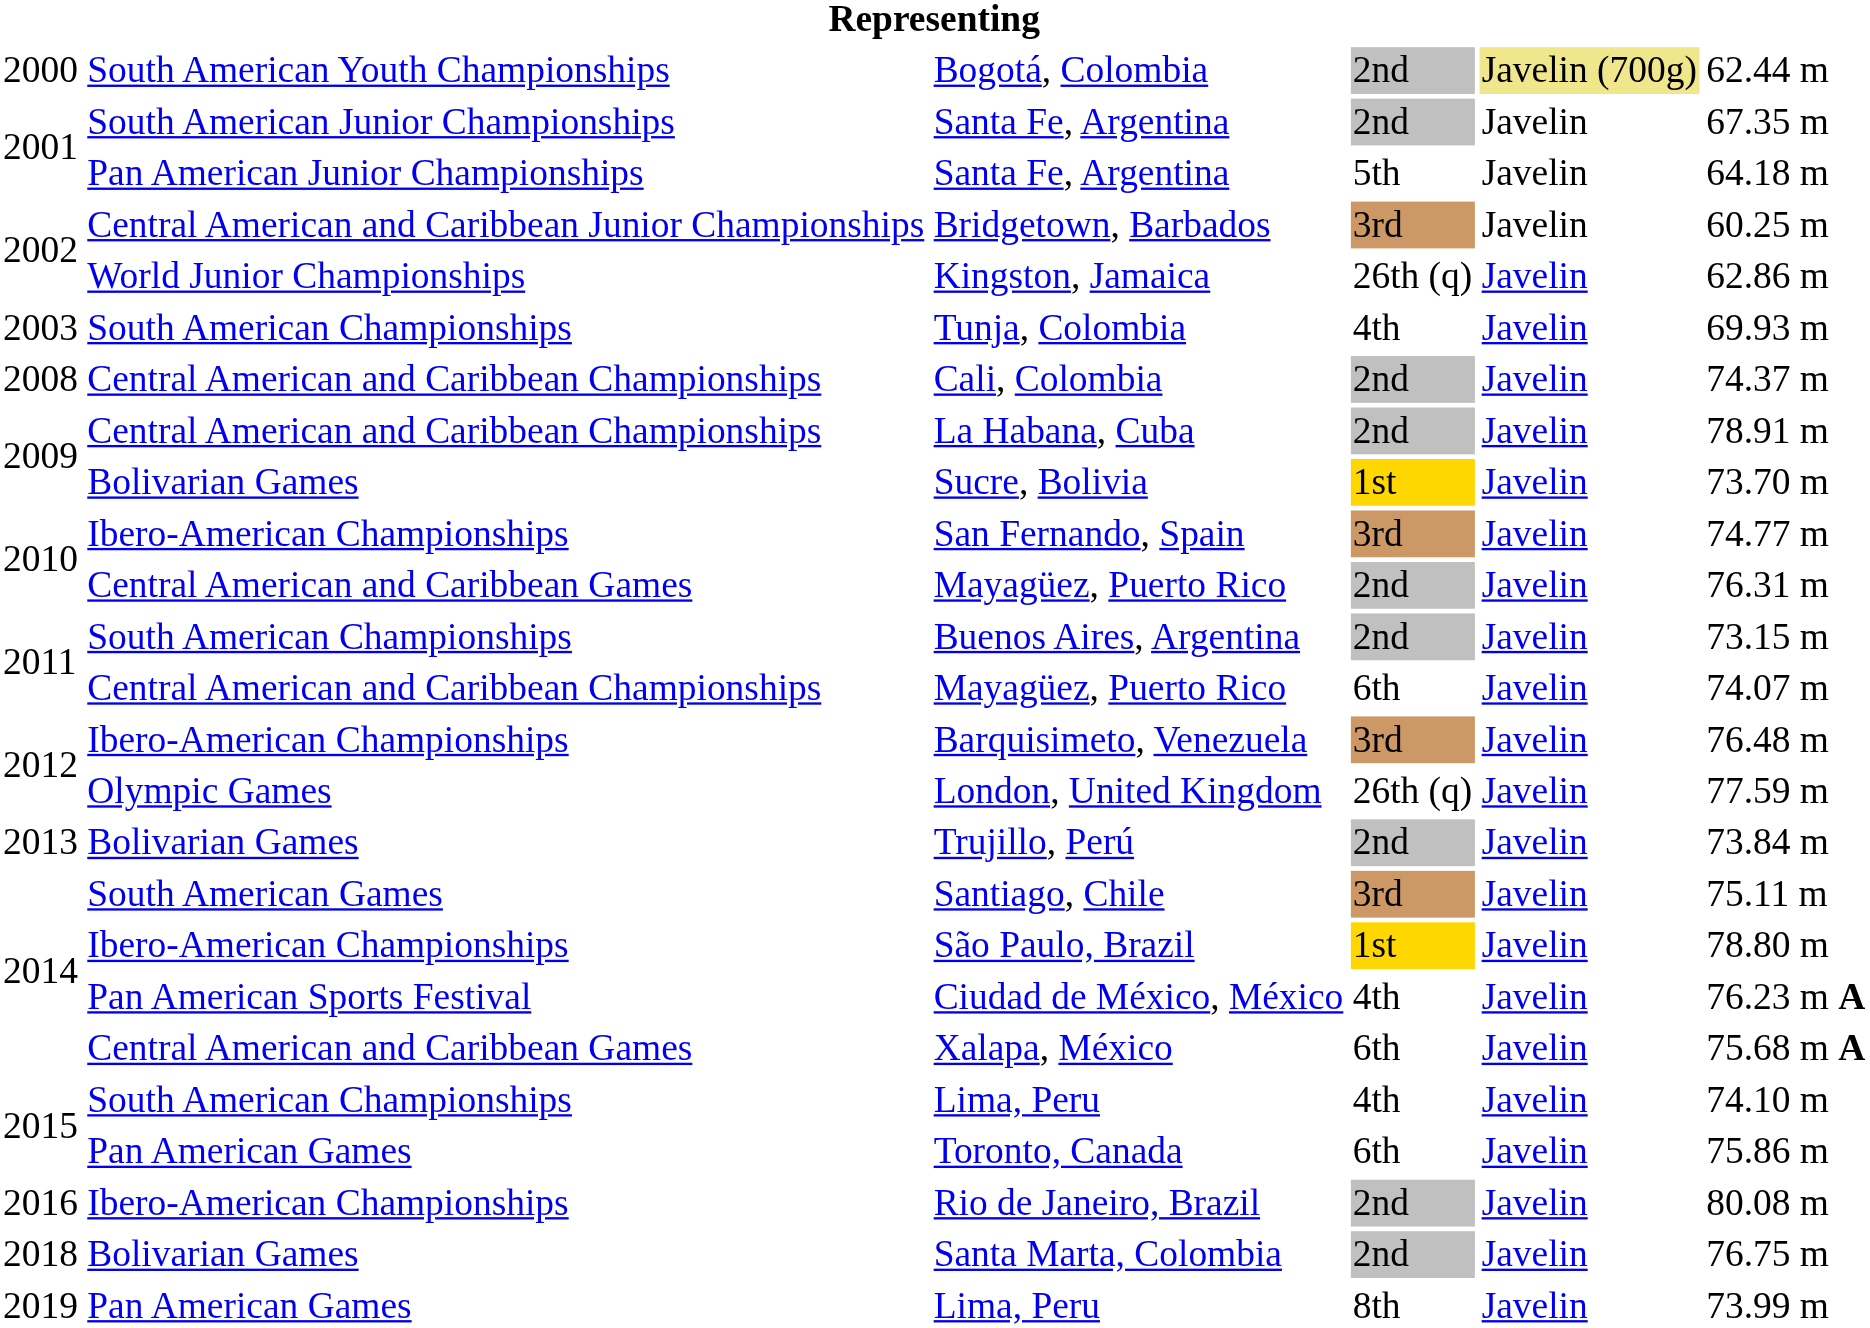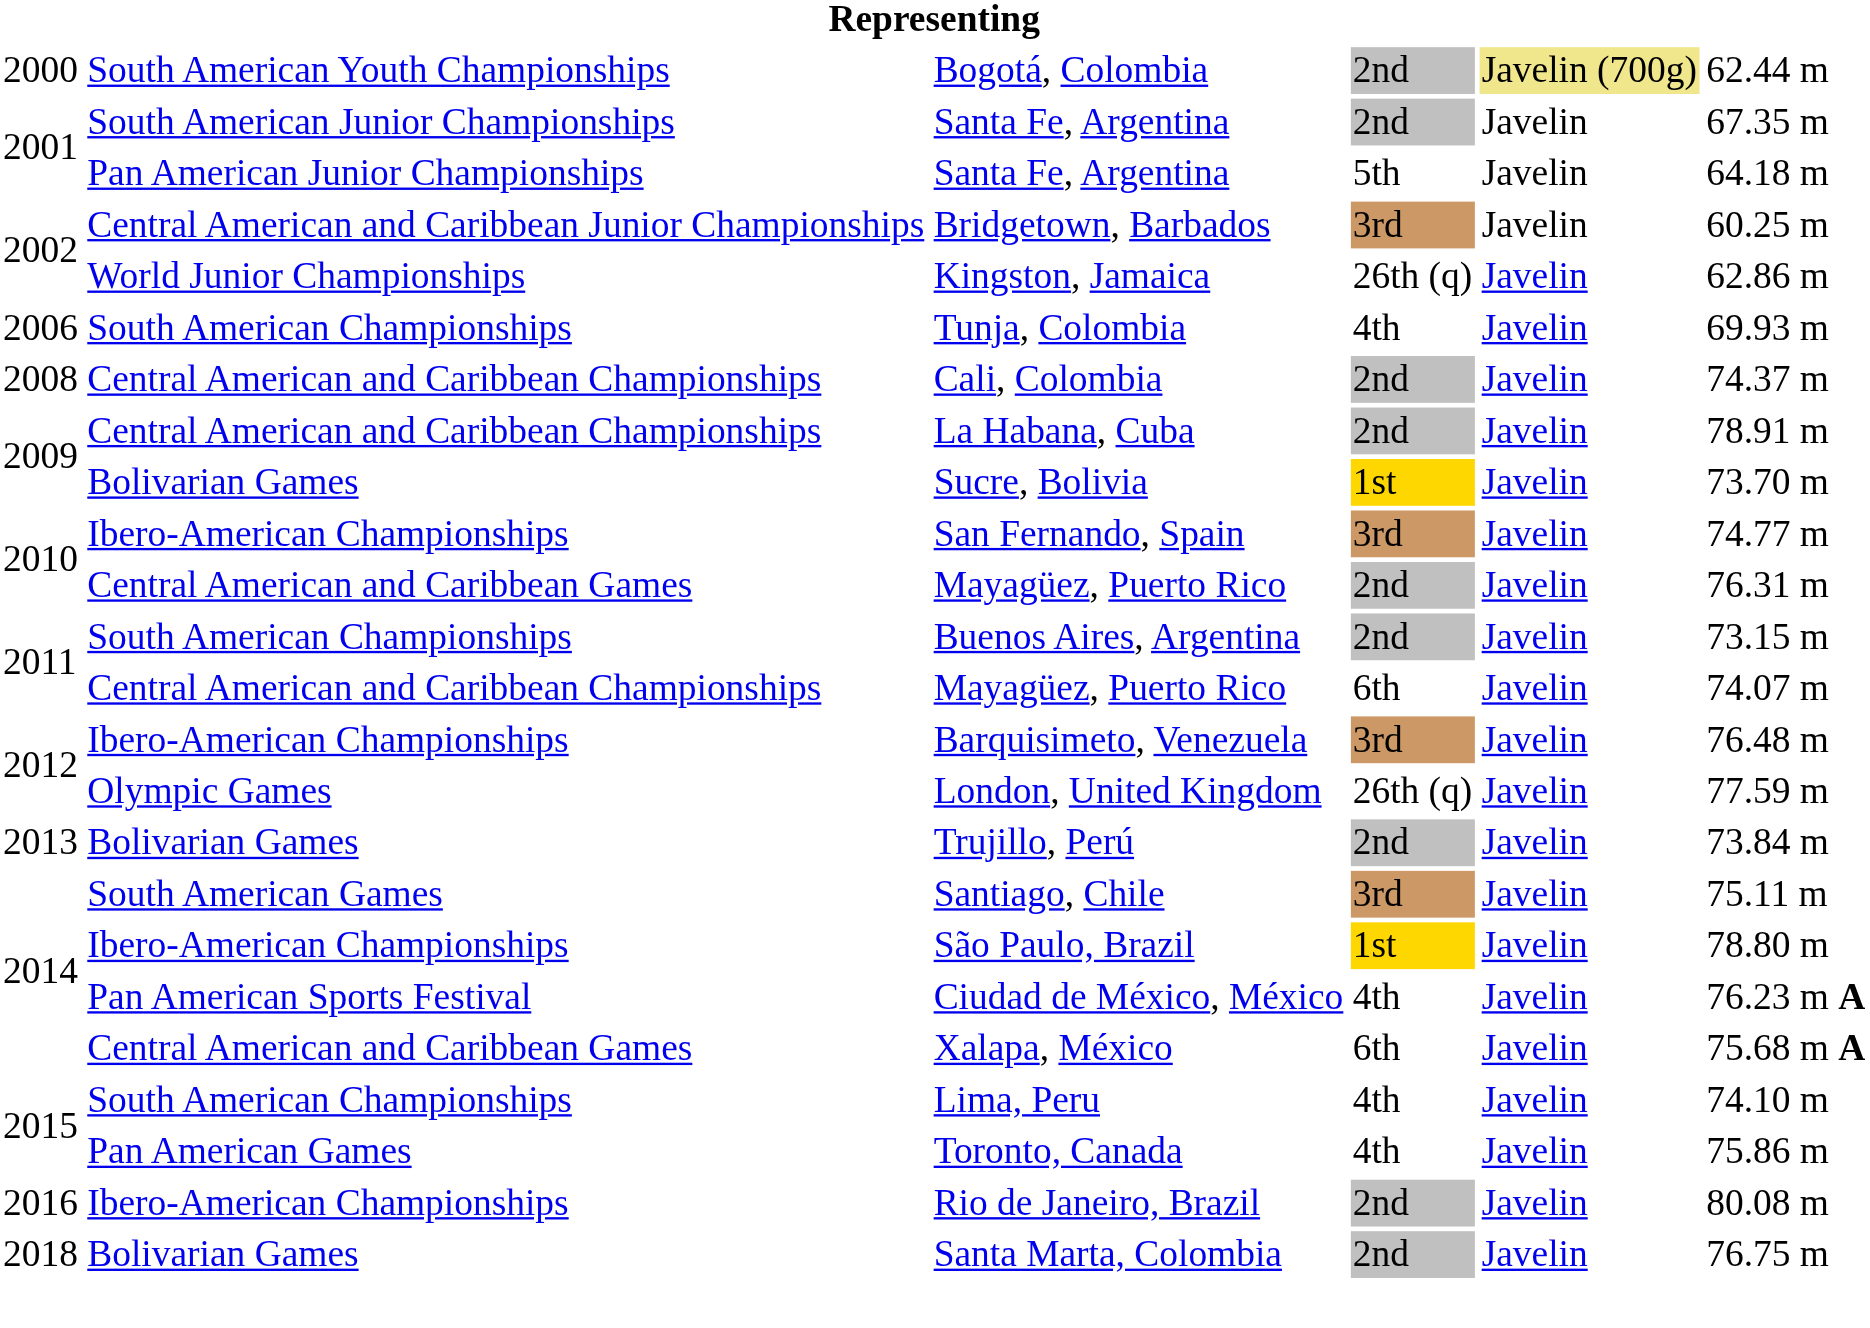(40, 327) 2003 -> (40, 327) 2006
(1377, 1150) 6th -> (1377, 1150) 4th
- row: (249, 1305)
